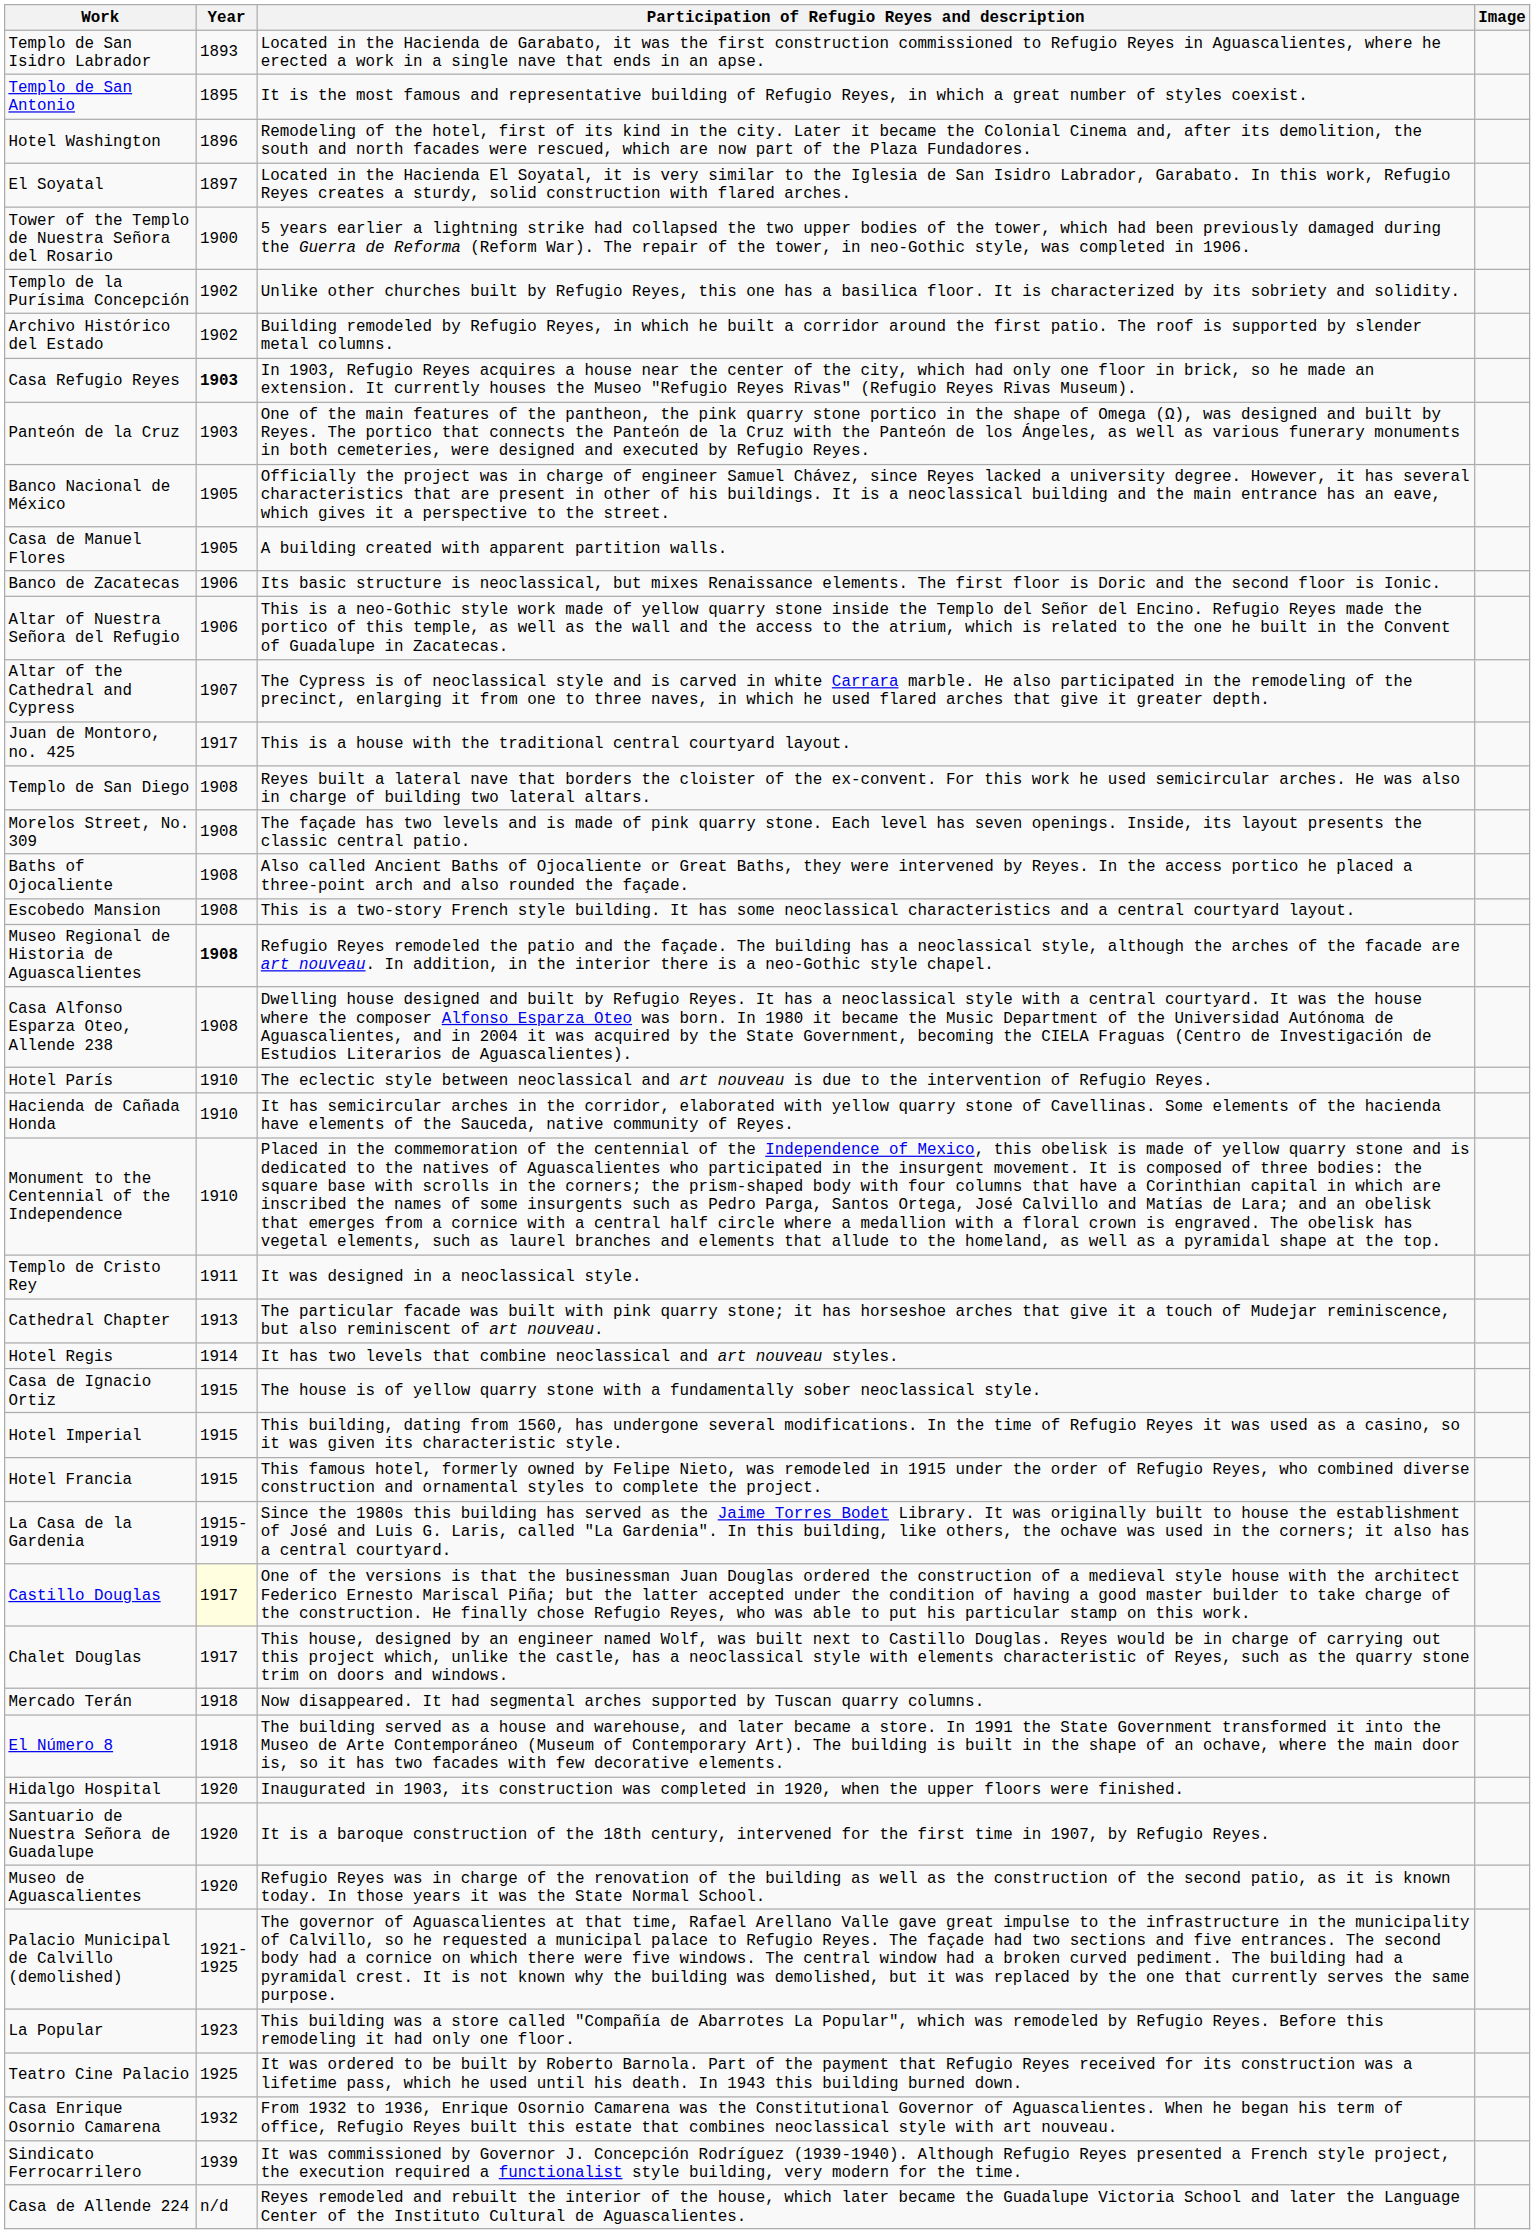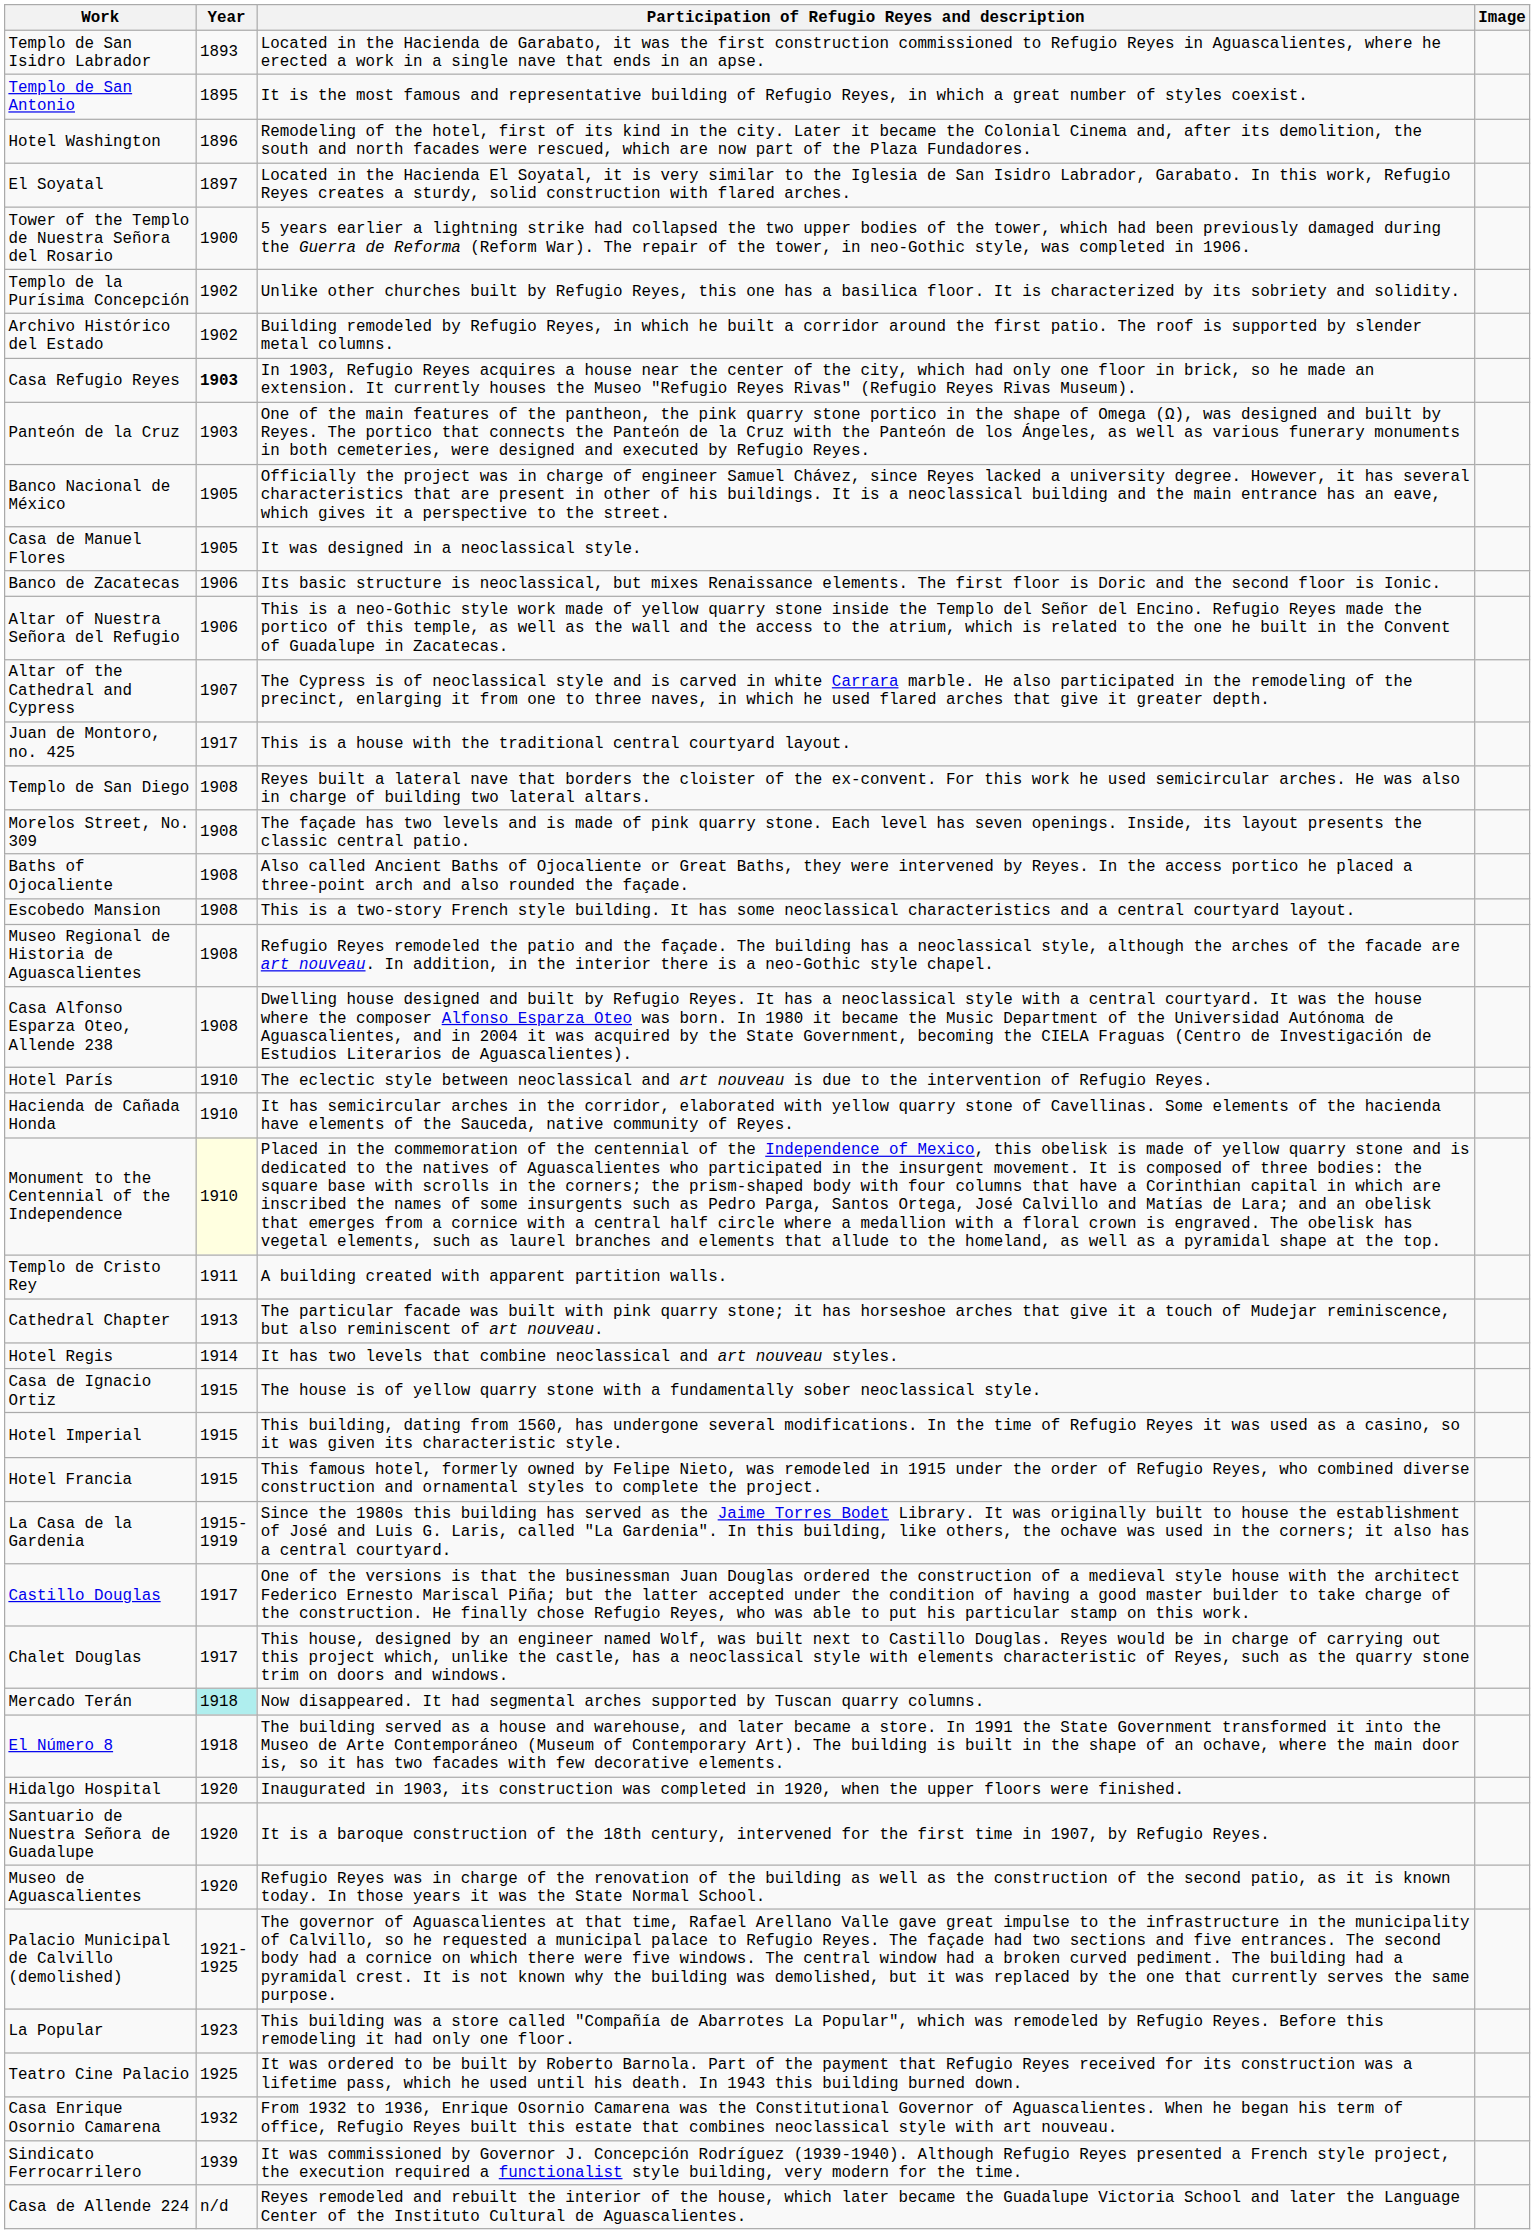(494, 549) A building created with apparent partition walls. -> (451, 549) It was designed in a neoclassical style.
(219, 955) bold -> (219, 955) normal
(219, 1196) no background -> (219, 1196) lightyellow background
(451, 1277) It was designed in a neoclassical style. -> (494, 1277) A building created with apparent partition walls.
(219, 1595) lightyellow background -> (219, 1595) no background
(219, 1702) no background -> (219, 1702) paleturquoise background
